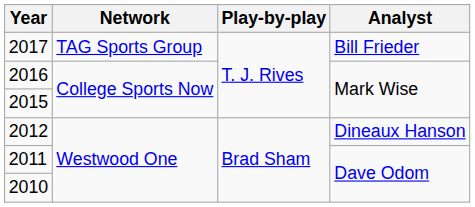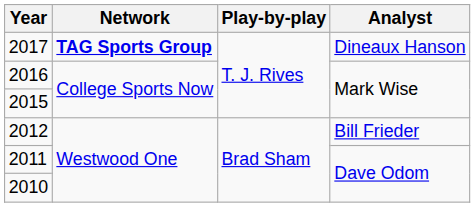(129, 46) normal -> (134, 46) bold
(377, 46) Bill Frieder -> (400, 46) Dineaux Hanson
(400, 131) Dineaux Hanson -> (377, 131) Bill Frieder
